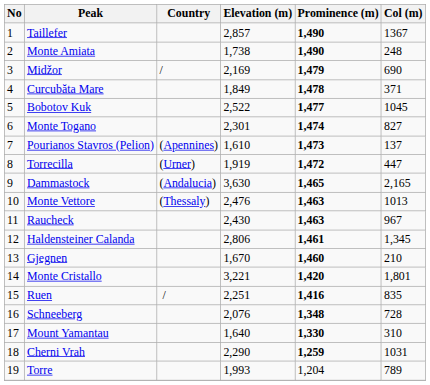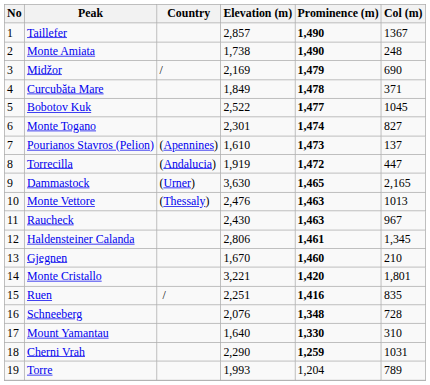(177, 164) (Urner) -> (188, 164) (Andalucia)
(188, 182) (Andalucia) -> (177, 182) (Urner)
